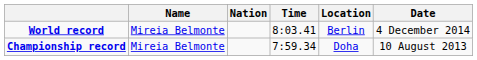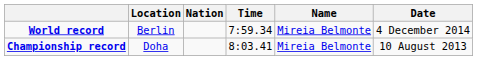columns swapped: (178, 13) <-> (346, 13)
(294, 30) 8:03.41 -> (250, 30) 7:59.34
(294, 47) 7:59.34 -> (250, 47) 8:03.41
